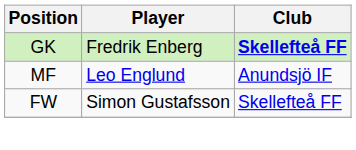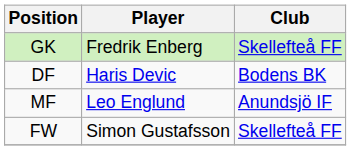(292, 46) bold -> (290, 46) normal
+ row: (43, 74)
